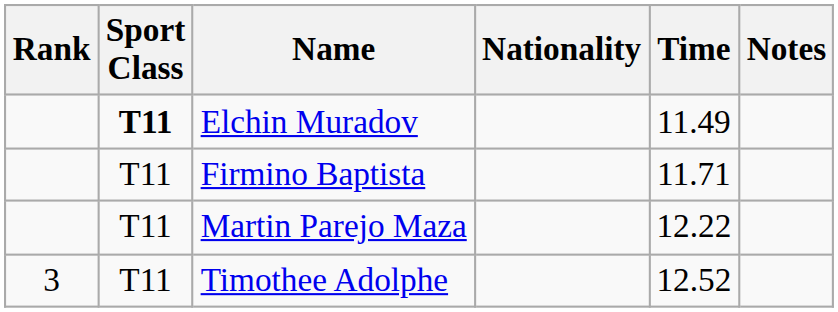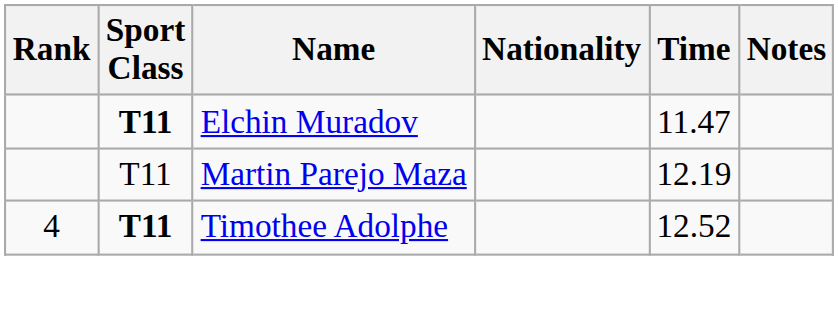(694, 121) 11.49 -> (694, 121) 11.47
- row: (313, 173)
(694, 226) 12.22 -> (694, 173) 12.19
(52, 279) 3 -> (52, 226) 4
(146, 279) normal -> (146, 226) bold
